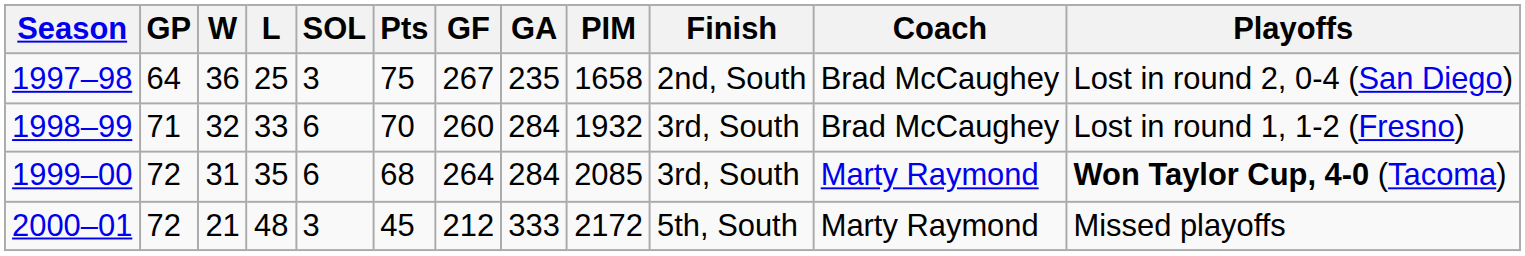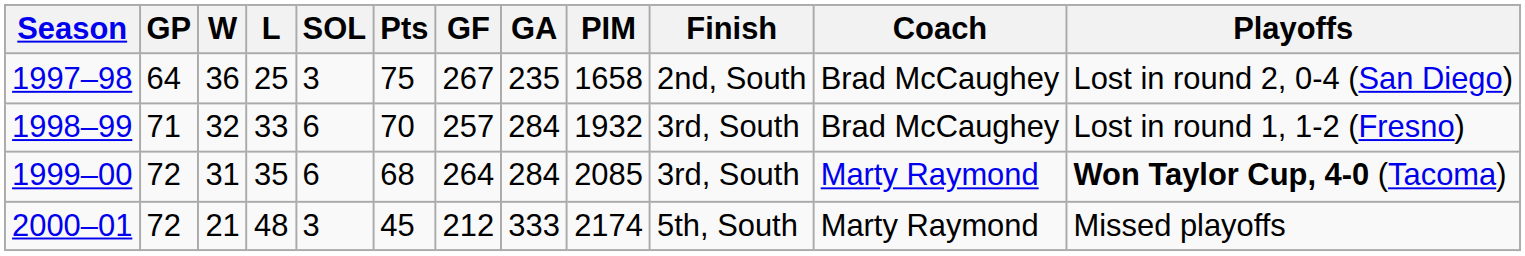(468, 126) 260 -> (468, 126) 257
(608, 224) 2172 -> (608, 224) 2174
